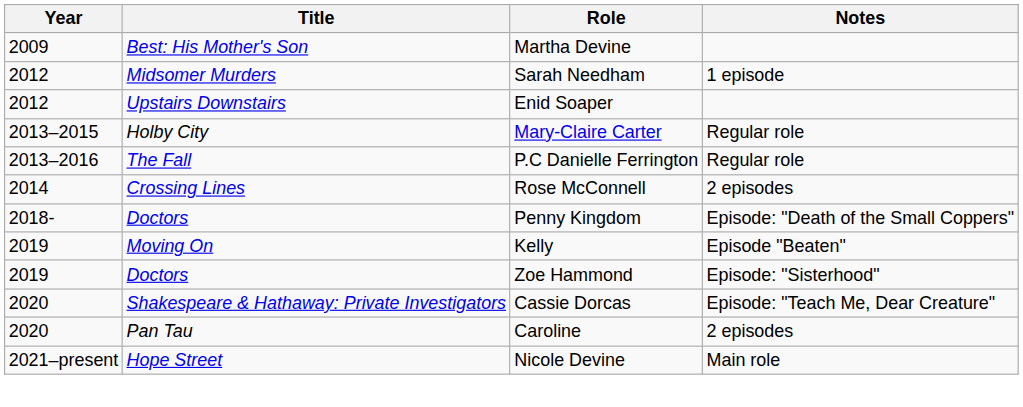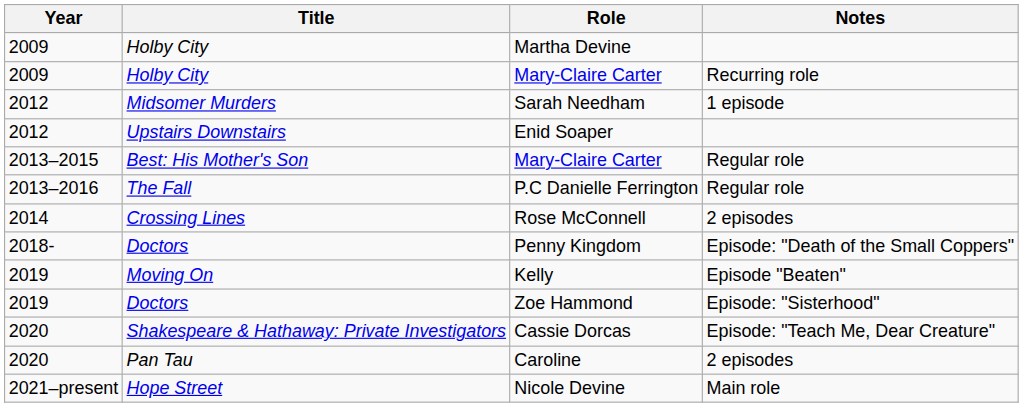(217, 47) Best: His Mother's Son -> (167, 47) Holby City
+ row: (588, 75)
(167, 132) Holby City -> (217, 160) Best: His Mother's Son
